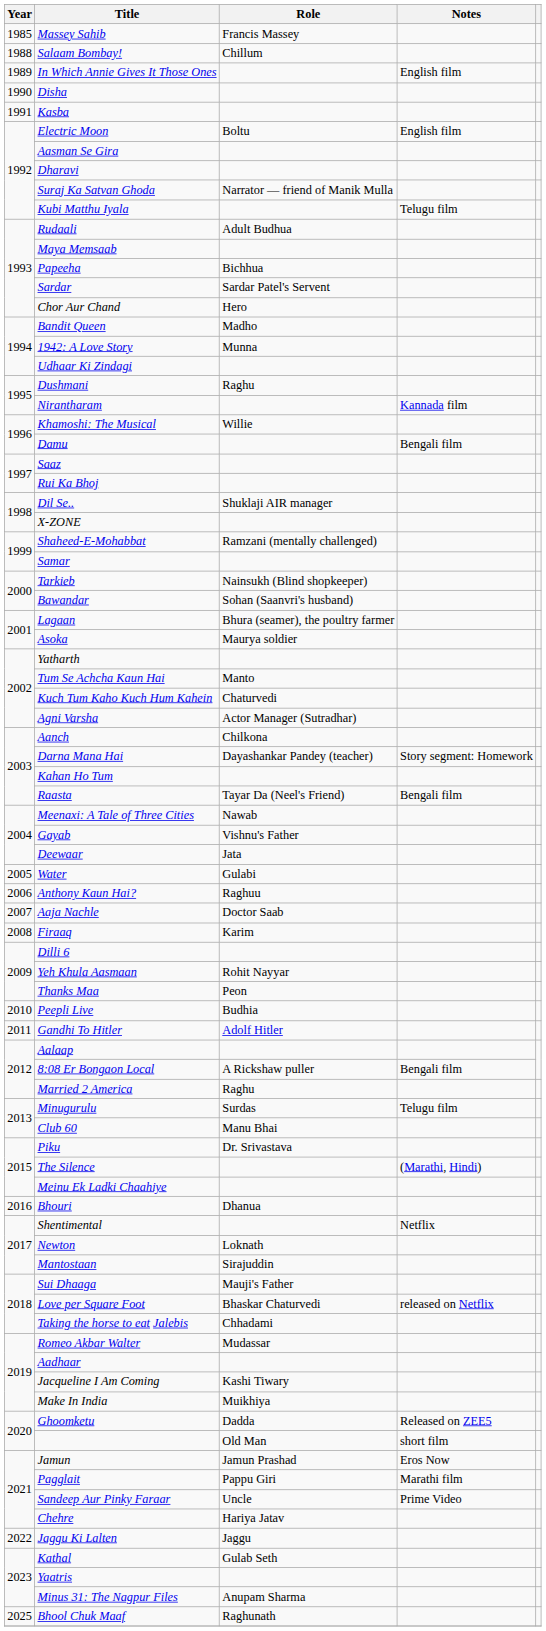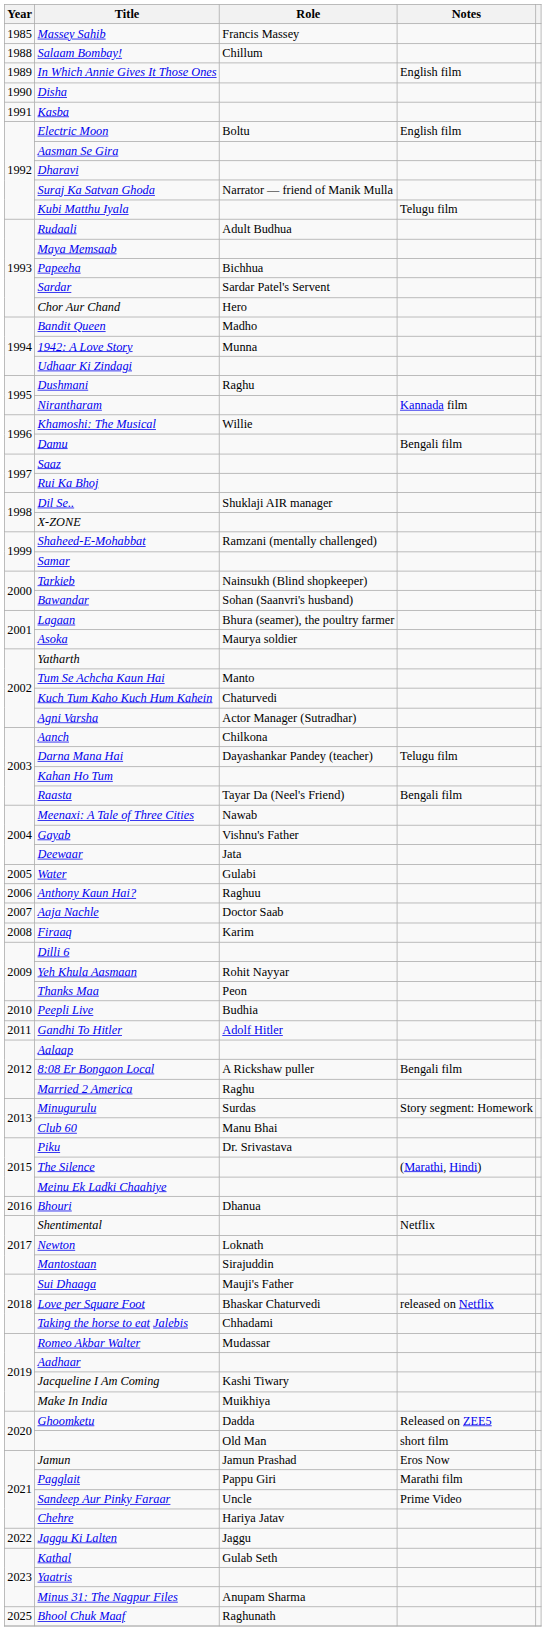(466, 756) Story segment: Homework -> (429, 756) Telugu film
(429, 1108) Telugu film -> (466, 1108) Story segment: Homework
